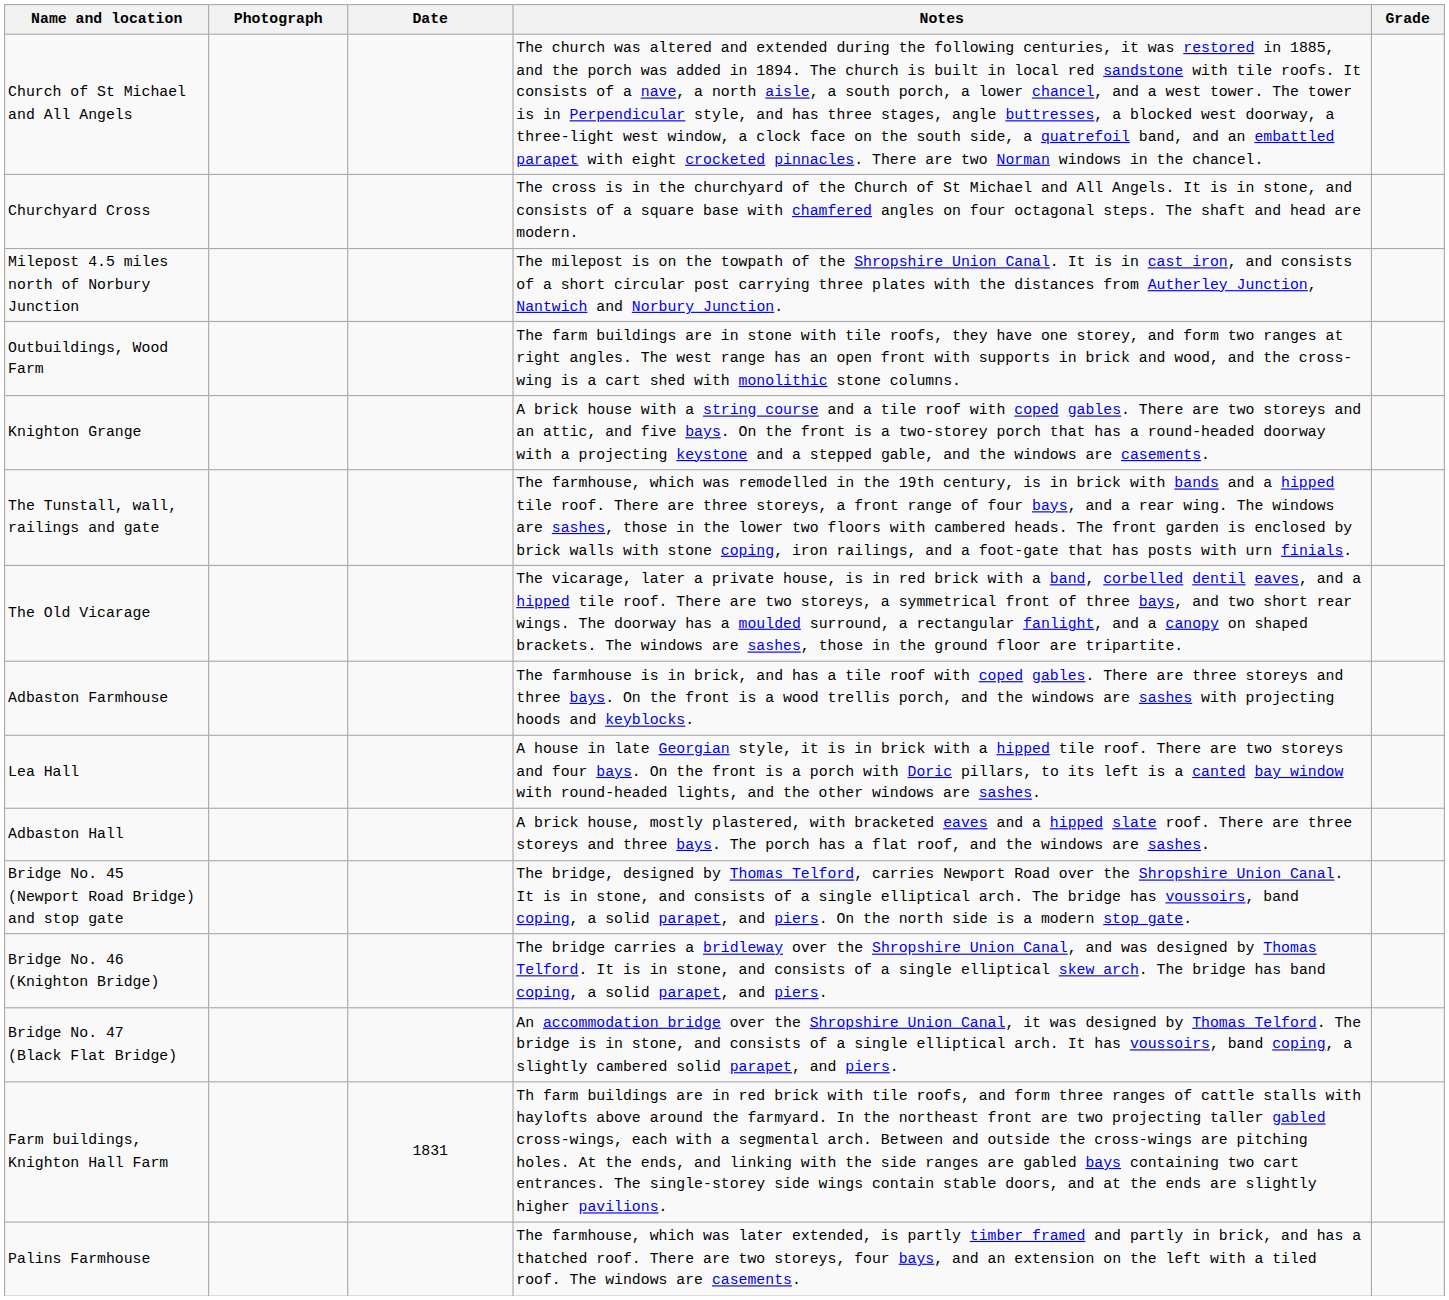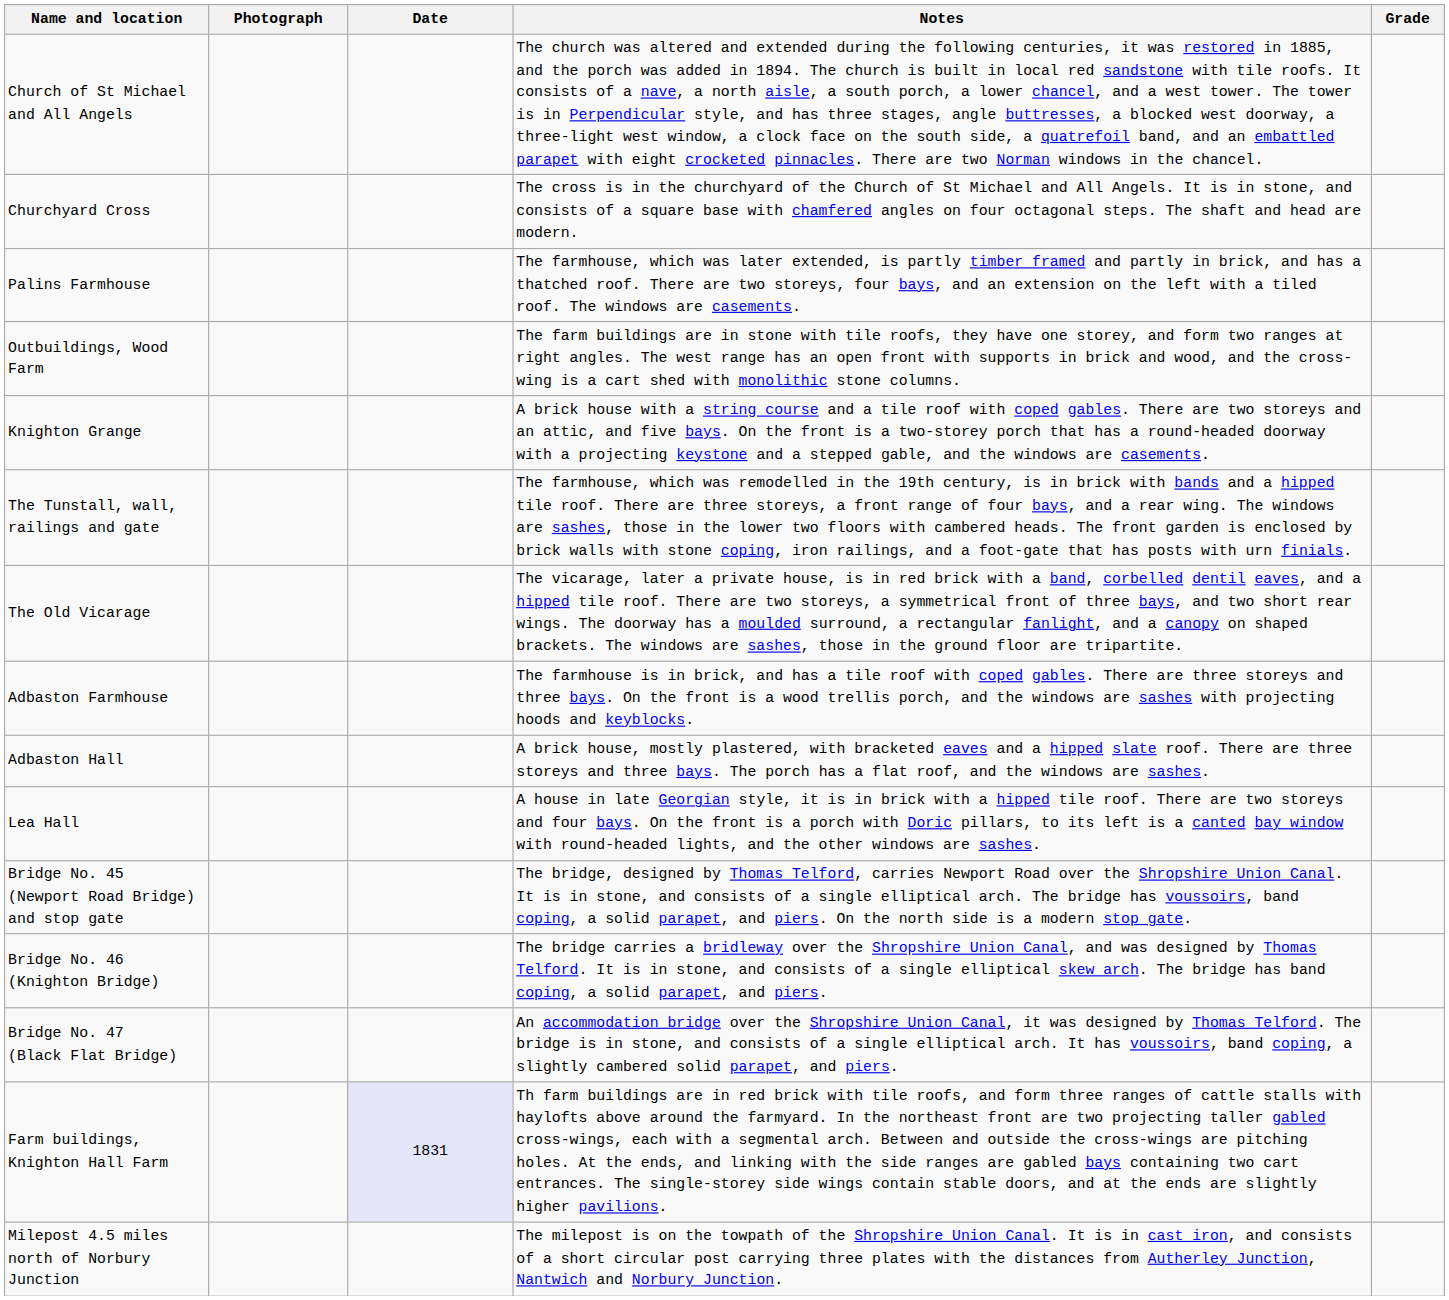rows swapped: (79, 1258) <-> (88, 285)
rows swapped: (44, 772) <-> (66, 834)
(430, 1151) no background -> (430, 1151) lavender background
